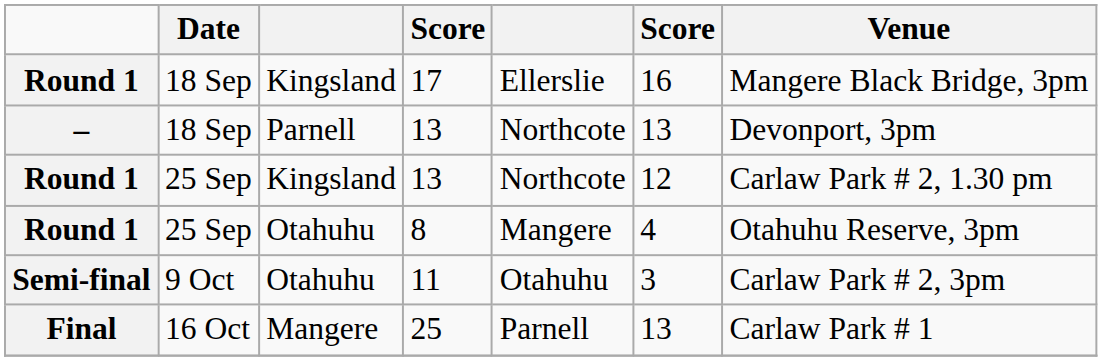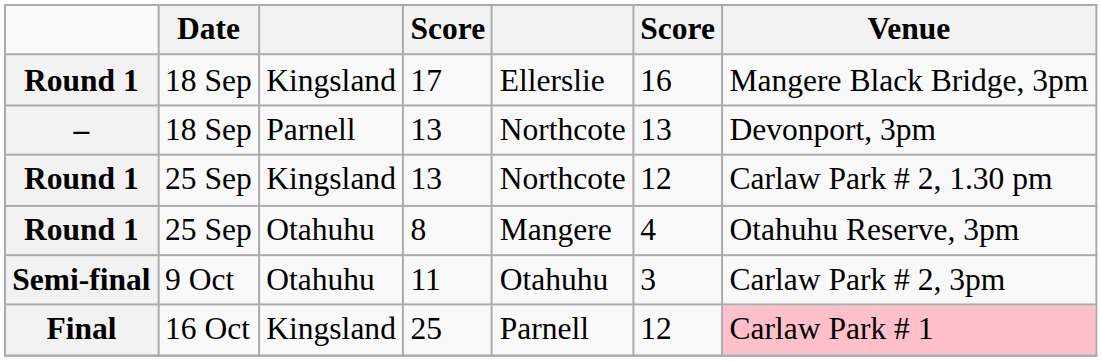(322, 329) Mangere -> (331, 329) Kingsland
(656, 329) 13 -> (656, 329) 12
(831, 329) no background -> (831, 329) pink background
